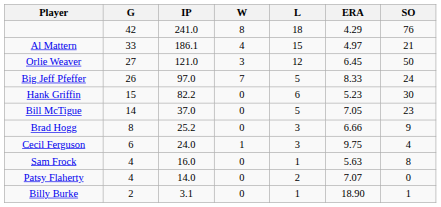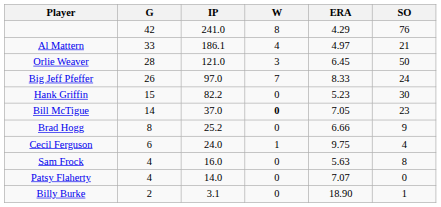- column: (297, 12)
(131, 62) 27 -> (149, 62) 28
(242, 111) normal -> (277, 111) bold
